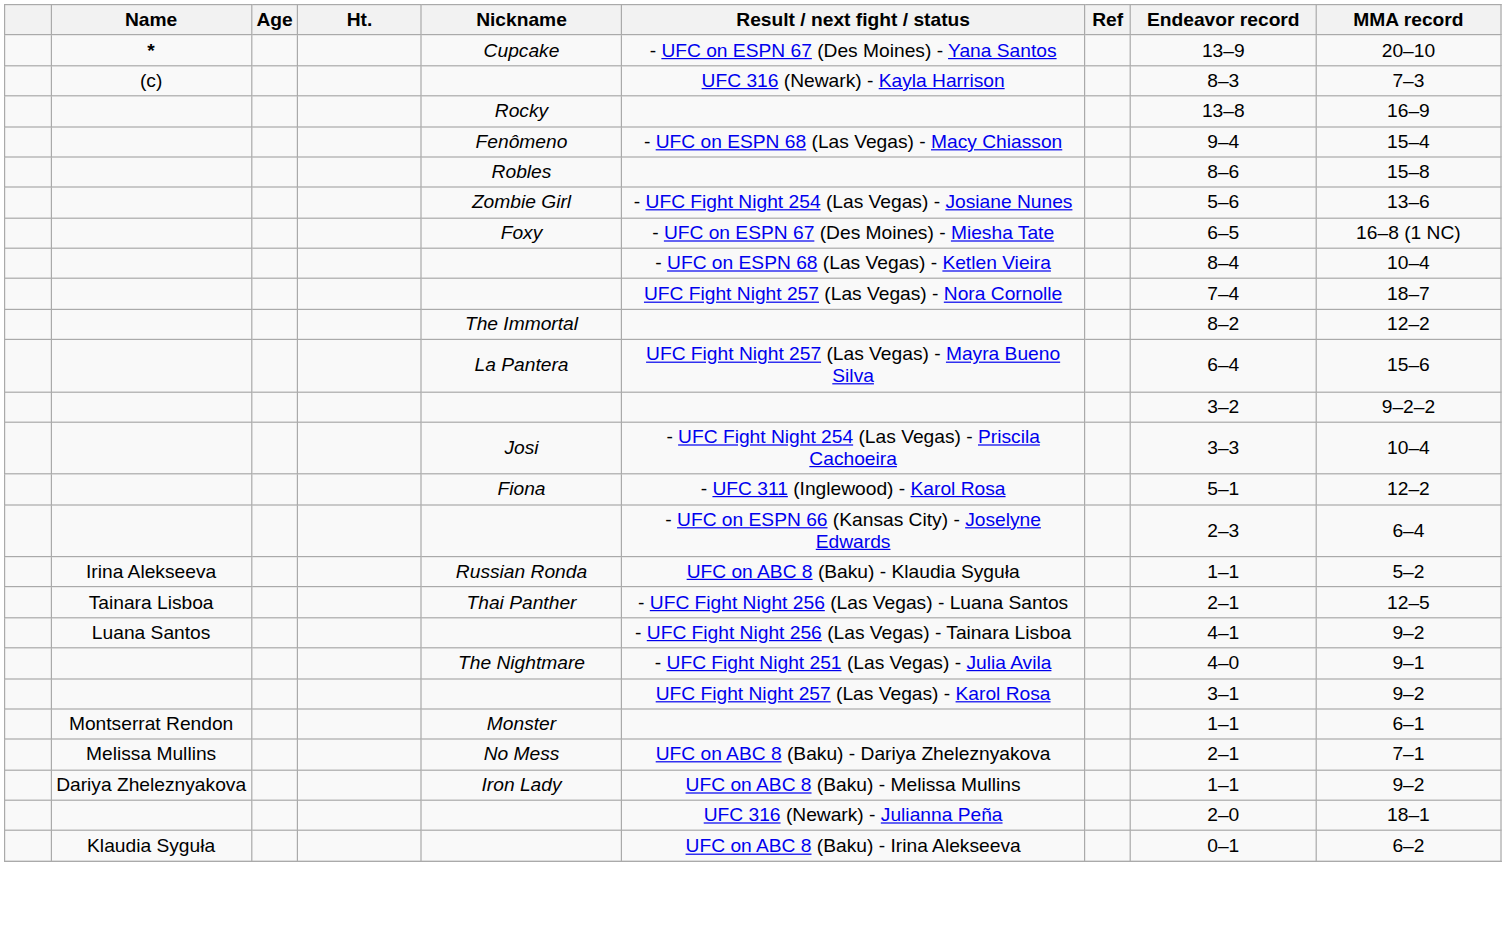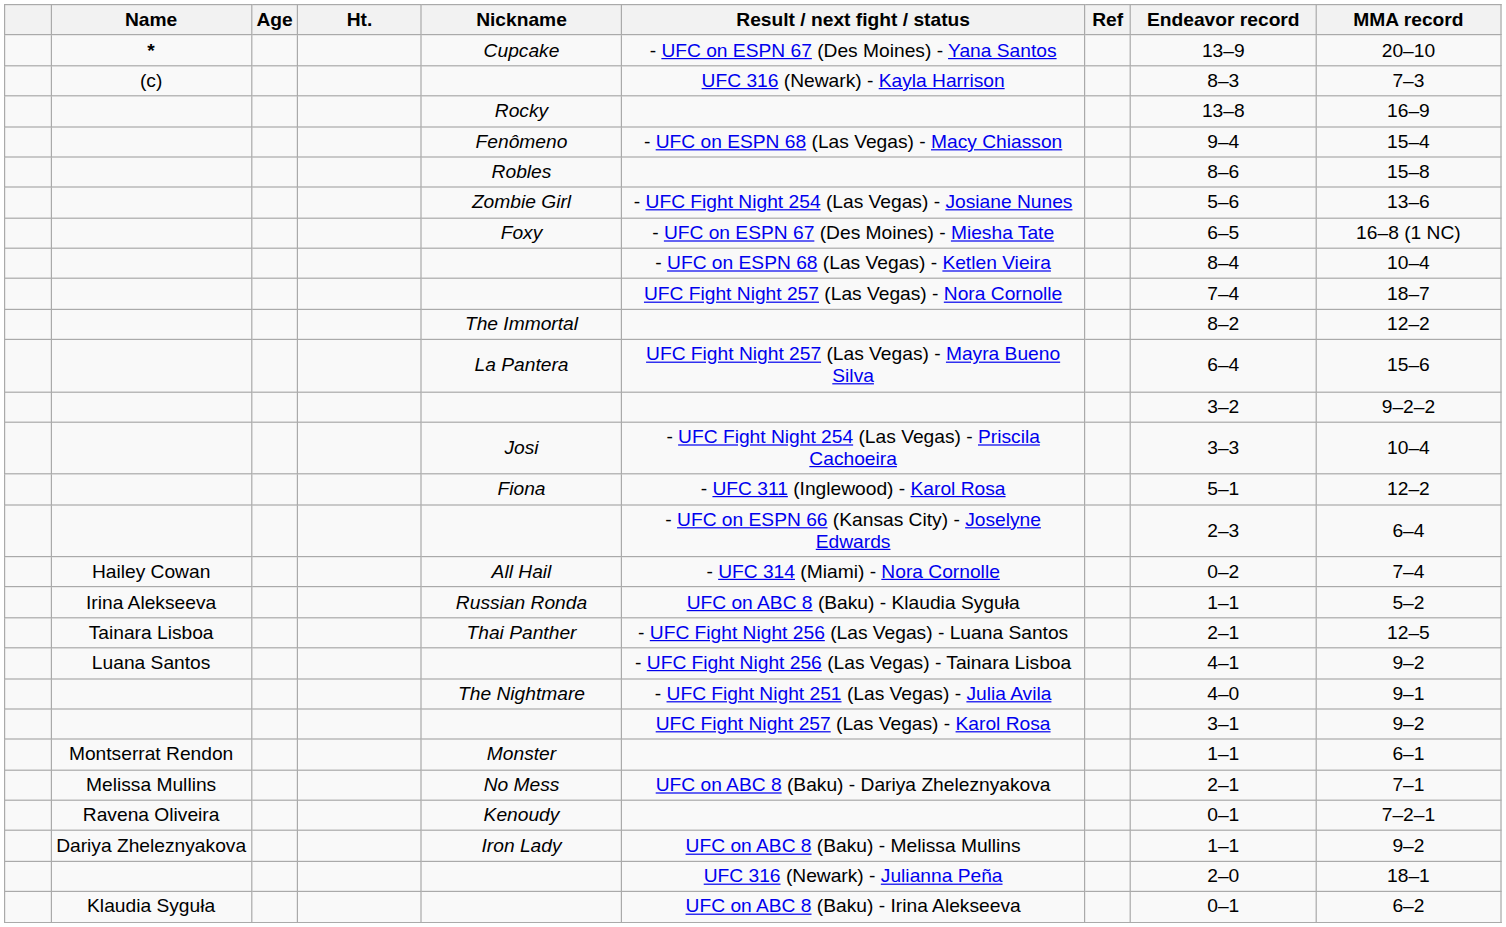+ row: (28, 572)
+ row: (28, 815)
